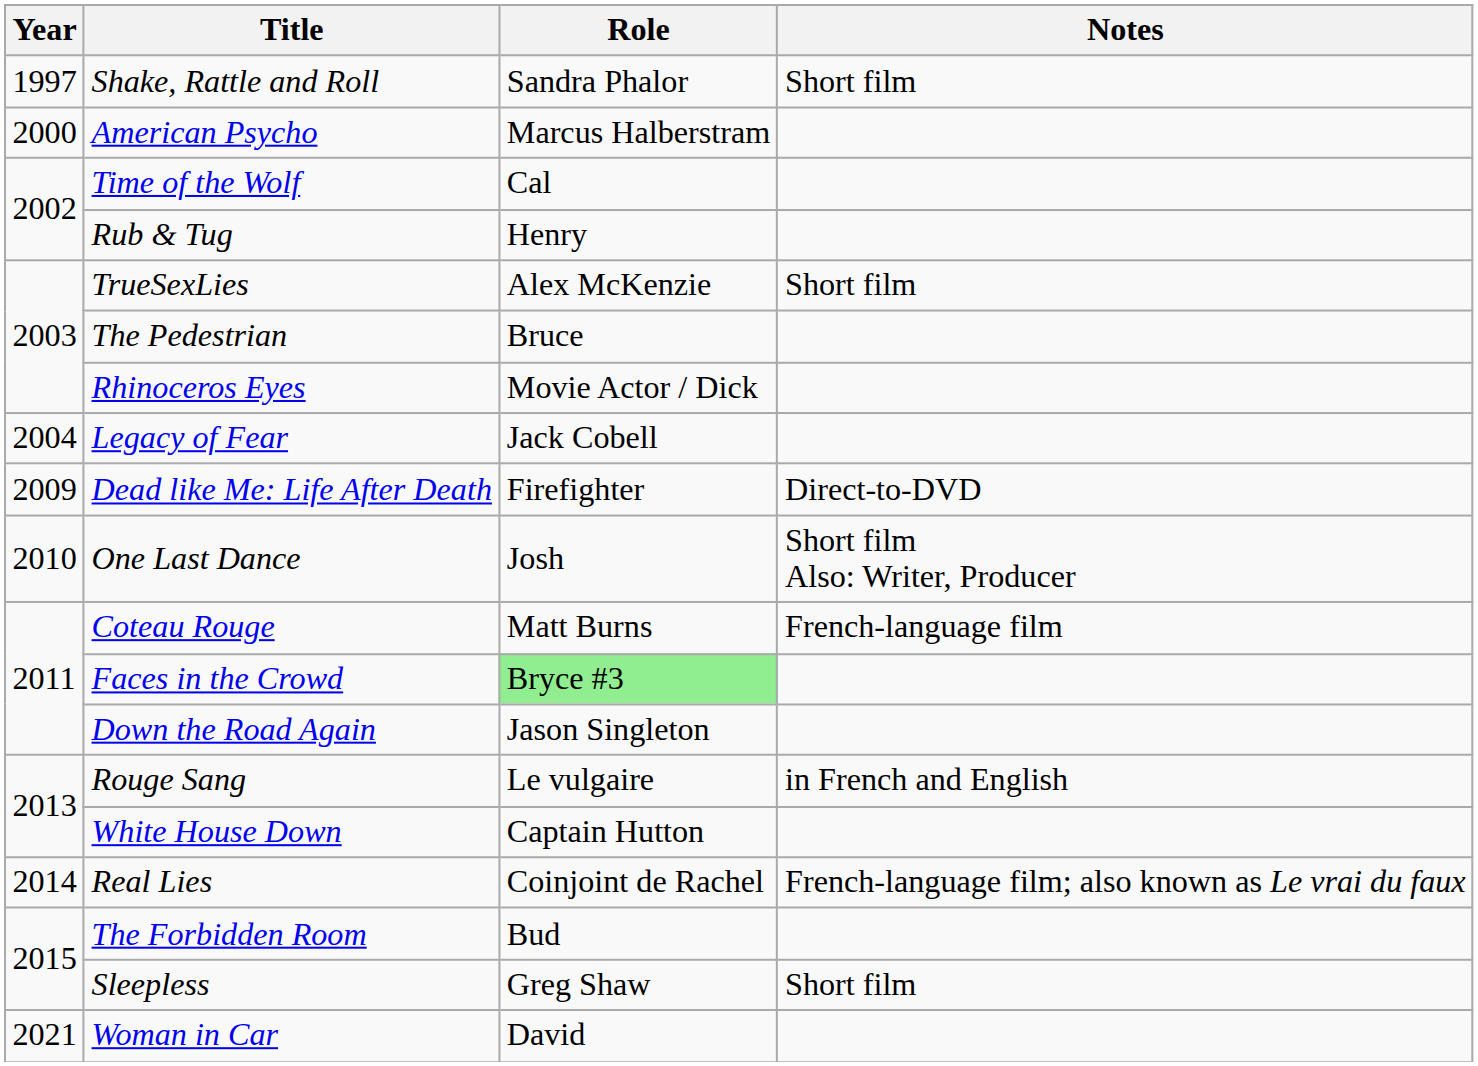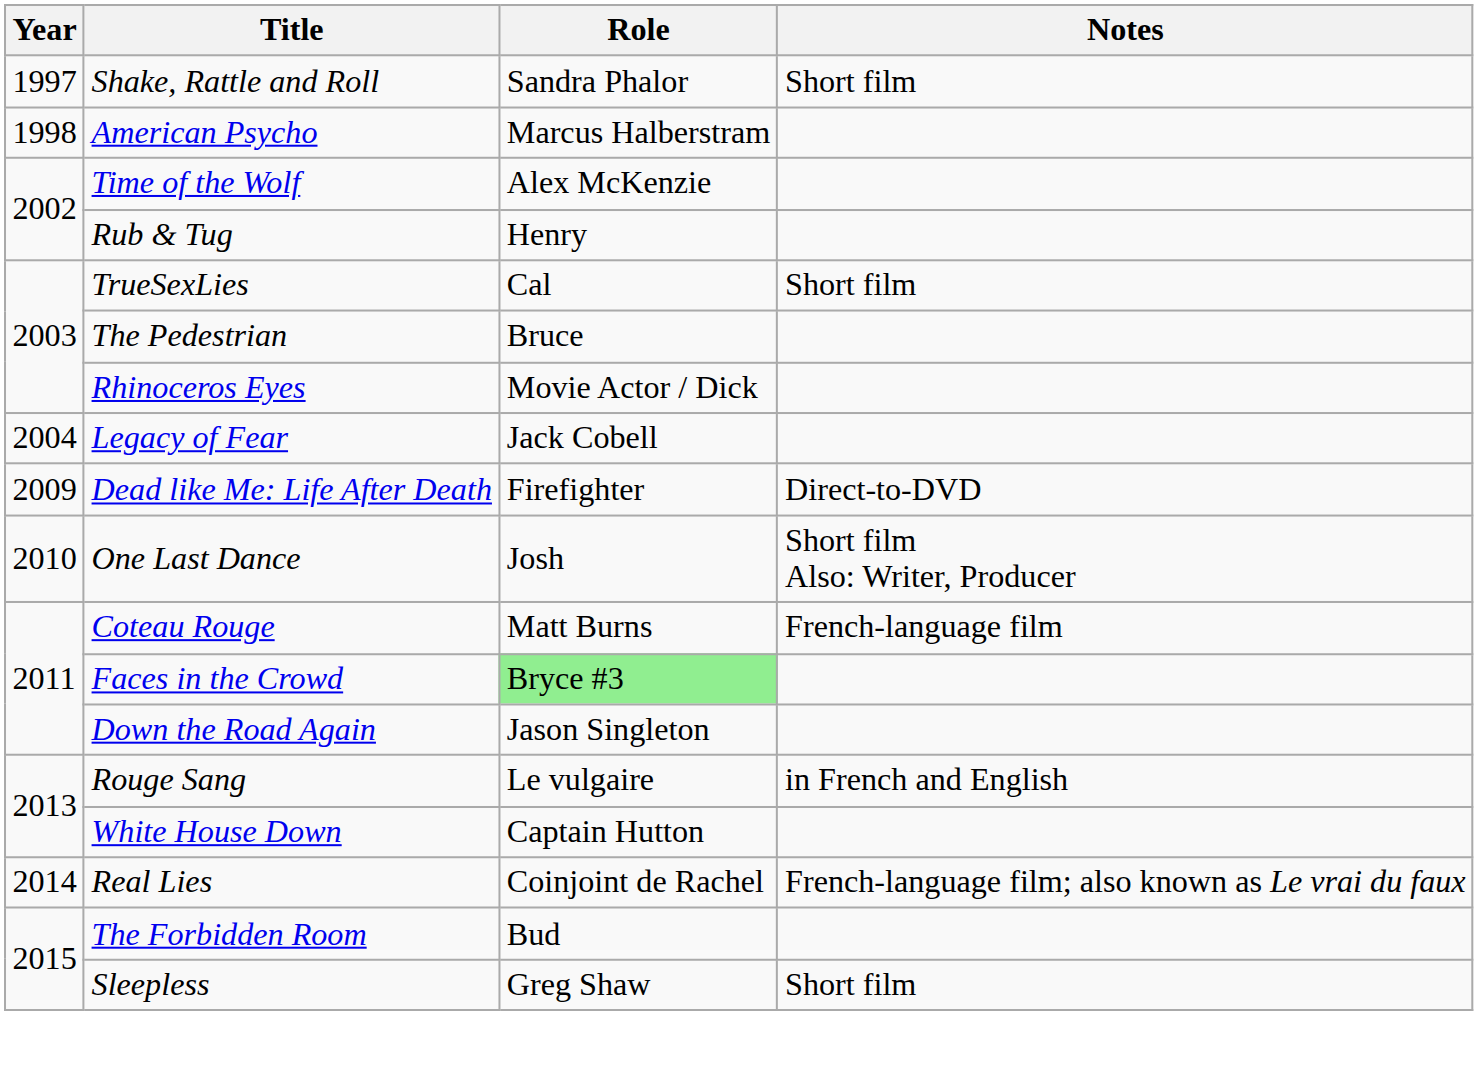(45, 132) 2000 -> (45, 132) 1998
(529, 183) Cal -> (609, 183) Alex McKenzie
(609, 285) Alex McKenzie -> (529, 285) Cal
- row: (185, 1035)
